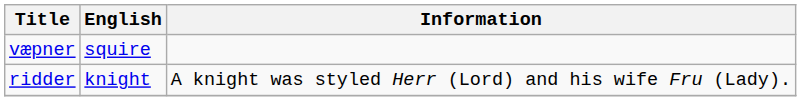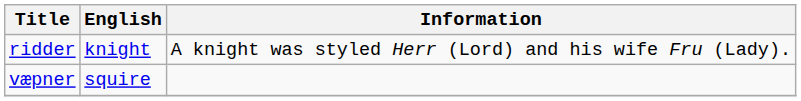rows swapped: (42, 80) <-> (42, 50)
